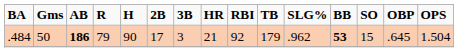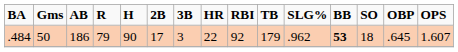(79, 36) bold -> (79, 36) normal
(211, 36) 21 -> (211, 36) 22
(367, 36) 15 -> (367, 36) 18
(435, 36) 1.504 -> (435, 36) 1.607
